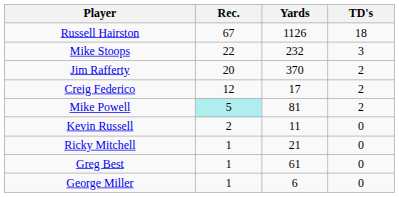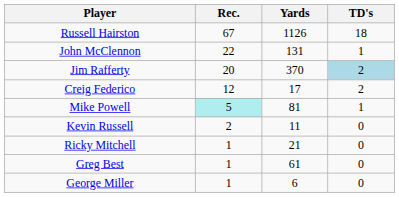- row: (100, 51)
+ row: (100, 51)
(361, 70) no background -> (361, 70) lightblue background
(361, 107) 2 -> (361, 107) 1
